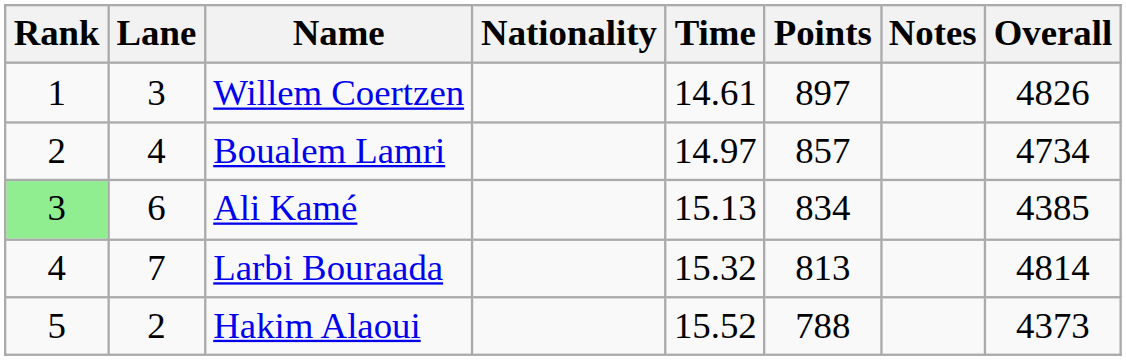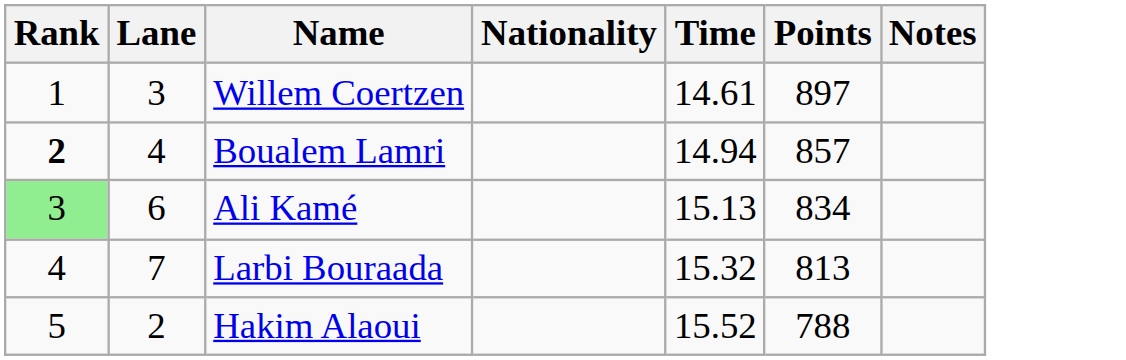- column: (1053, 33)
(57, 150) normal -> (57, 150) bold
(715, 150) 14.97 -> (715, 150) 14.94
